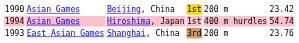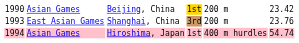rows swapped: (66, 33) <-> (53, 21)
